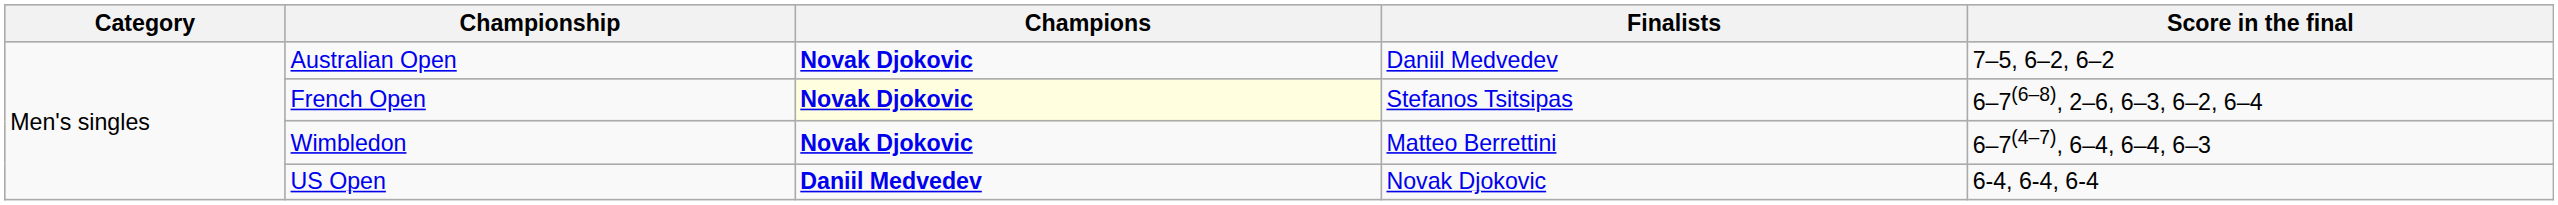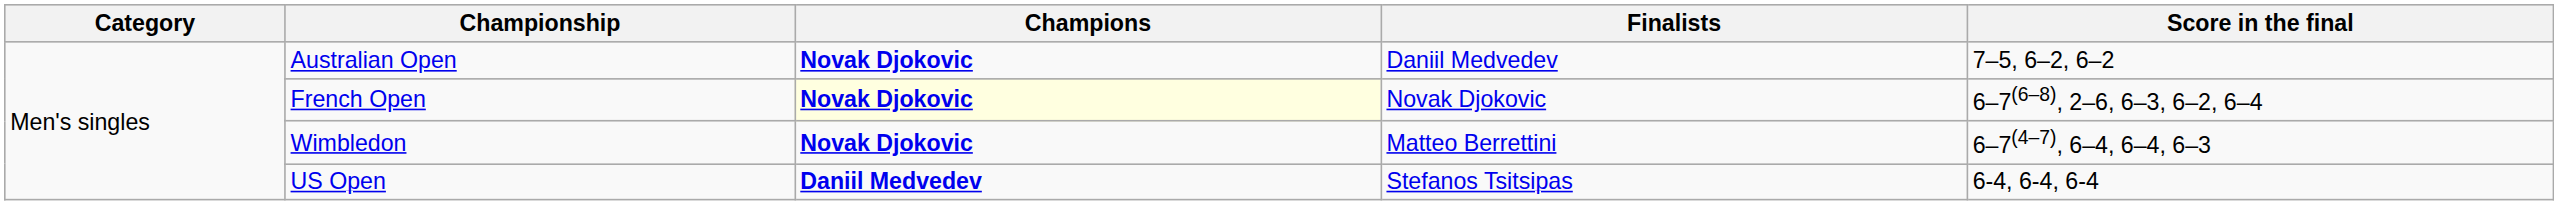(1480, 100) Stefanos Tsitsipas -> (1466, 100) Novak Djokovic
(1466, 182) Novak Djokovic -> (1480, 182) Stefanos Tsitsipas
